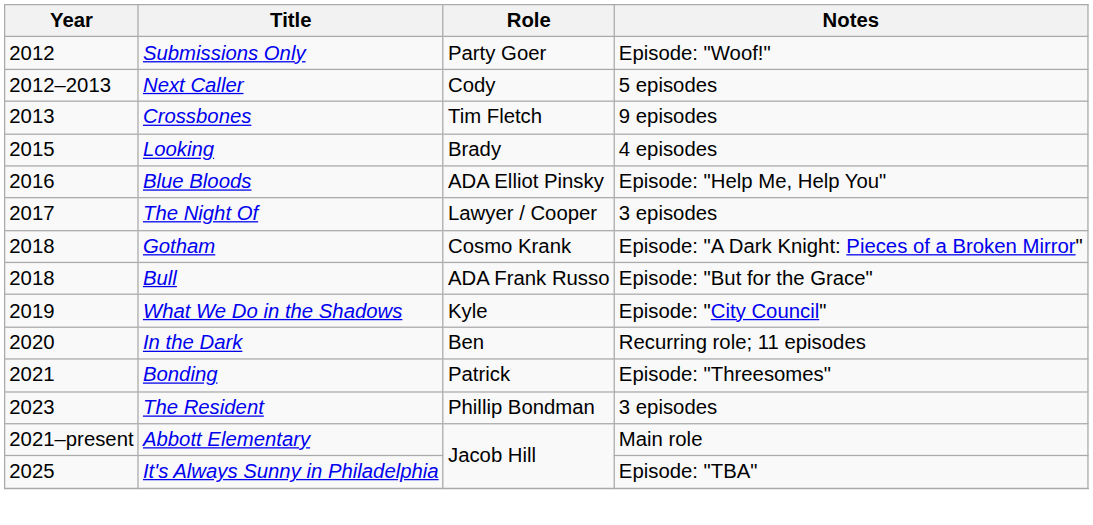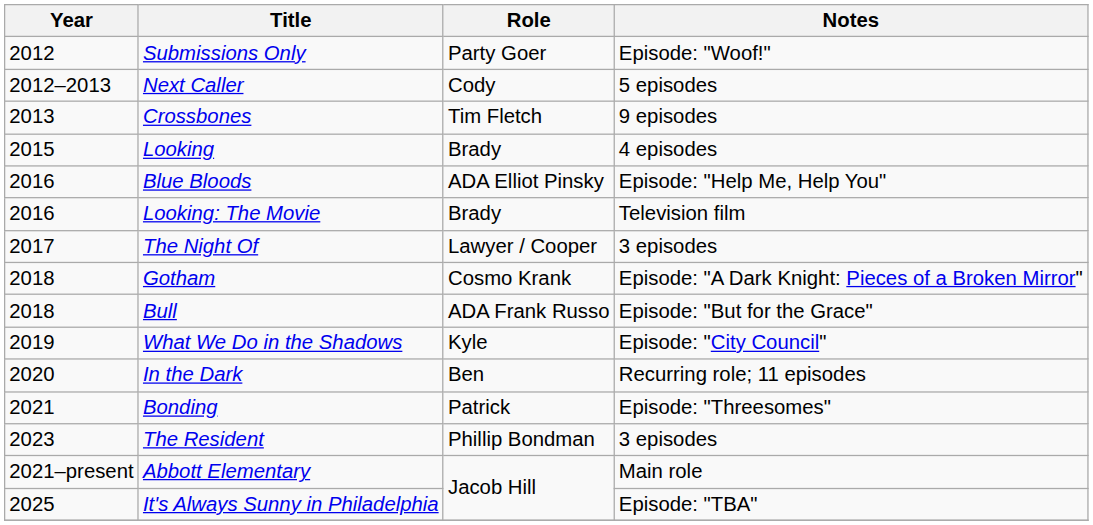+ row: (232, 213)
